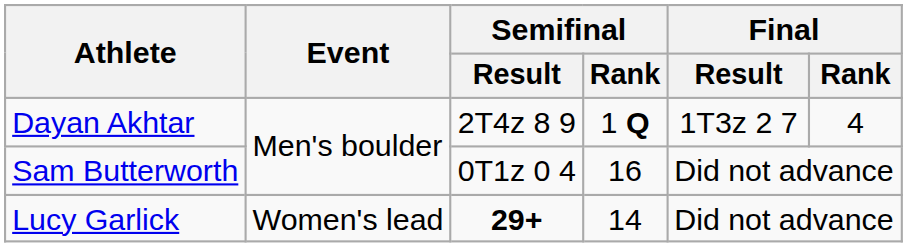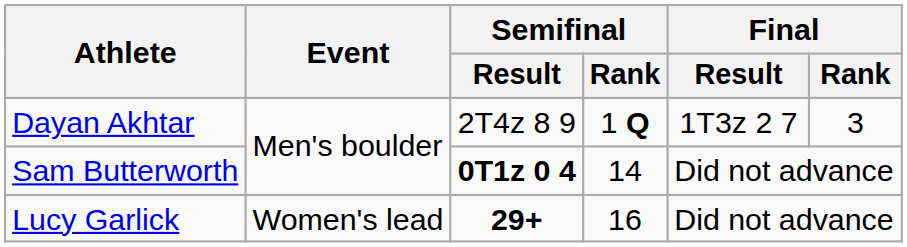(855, 123) 4 -> (855, 123) 3
(517, 171) normal -> (517, 171) bold
(625, 171) 16 -> (625, 171) 14
(625, 219) 14 -> (625, 219) 16
